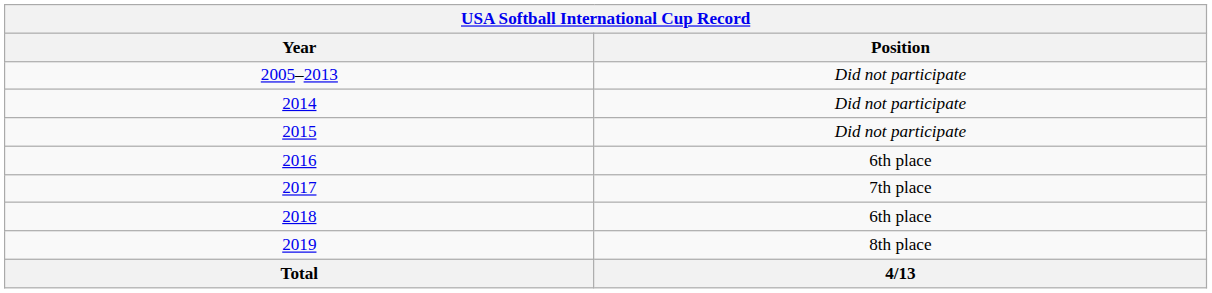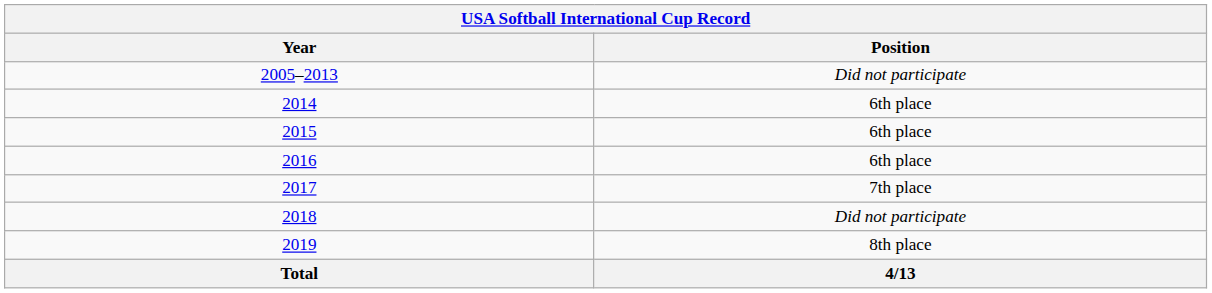(900, 103) Did not participate -> (900, 103) 6th place
(900, 132) Did not participate -> (900, 132) 6th place
(900, 216) 6th place -> (900, 216) Did not participate
